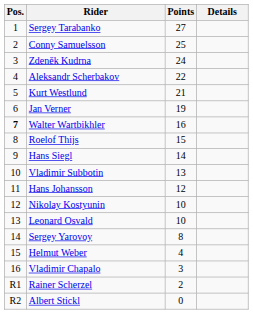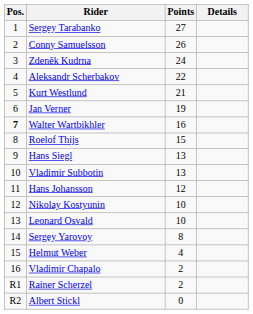(181, 44) 25 -> (181, 44) 26
(181, 156) 14 -> (181, 156) 13
(181, 269) 3 -> (181, 269) 2
